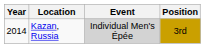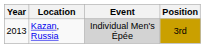(17, 31) 2014 -> (17, 31) 2013
